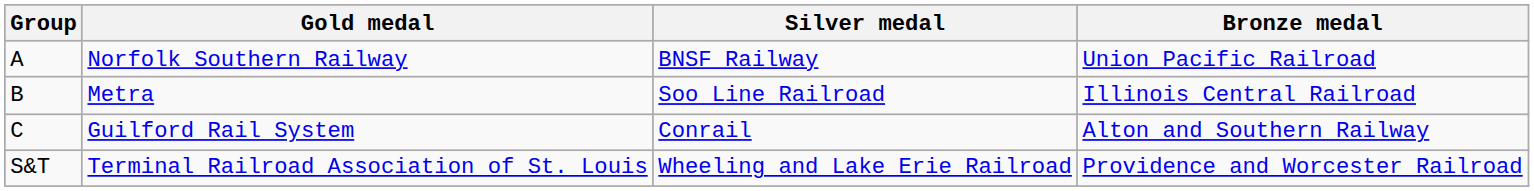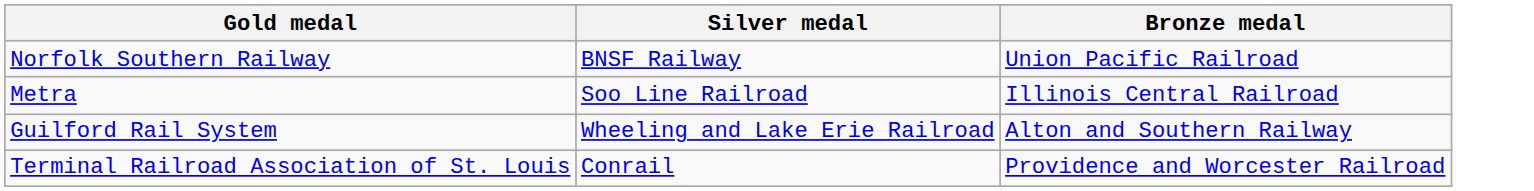- column: (44, 23)
(705, 132) Conrail -> (788, 132) Wheeling and Lake Erie Railroad
(865, 168) Wheeling and Lake Erie Railroad -> (628, 168) Conrail
